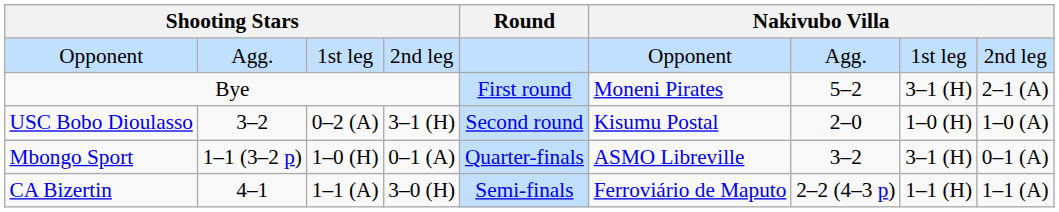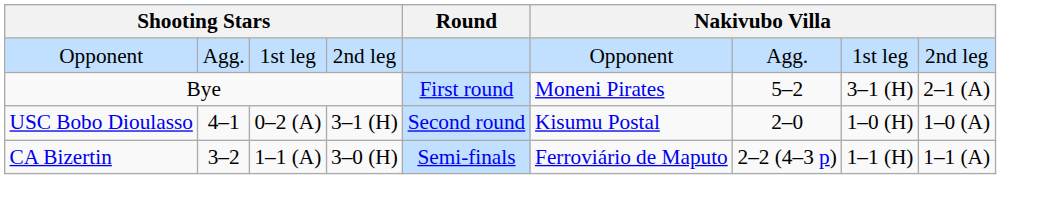(252, 122) 3–2 -> (224, 122) 4–1
- row: (71, 156)
(252, 190) 4–1 -> (224, 156) 3–2
